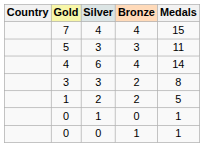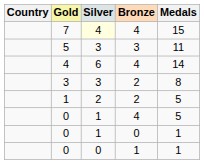(98, 30) no background -> (98, 30) lightyellow background
+ row: (66, 116)
